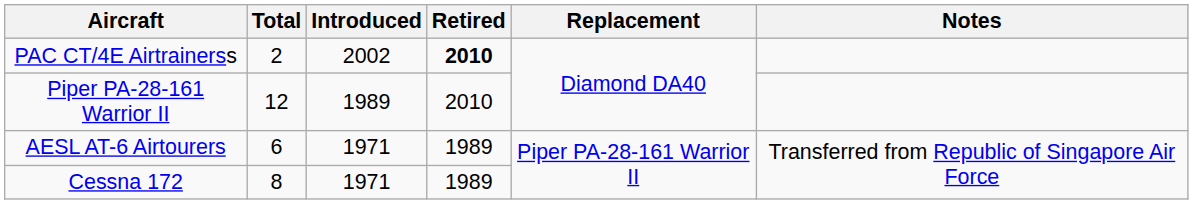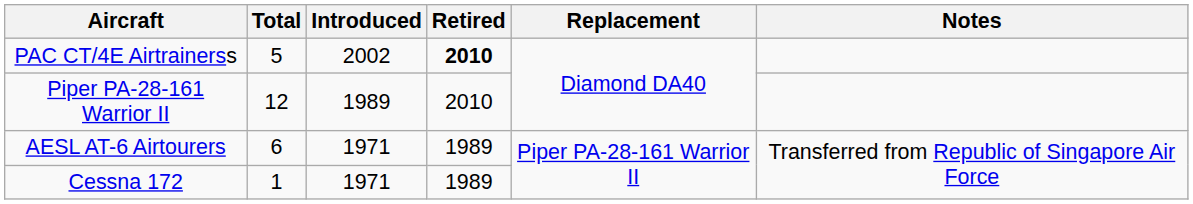(276, 55) 2 -> (276, 55) 5
(276, 181) 8 -> (276, 181) 1
